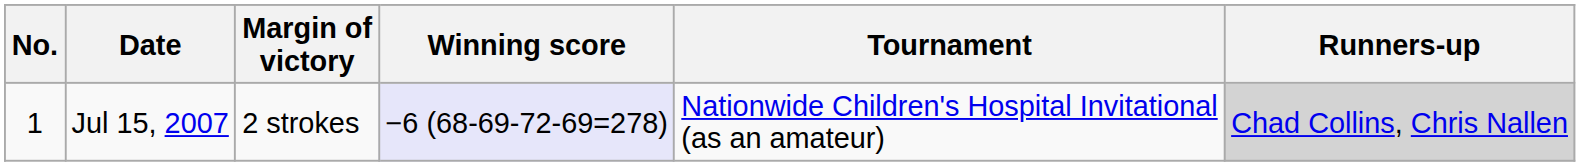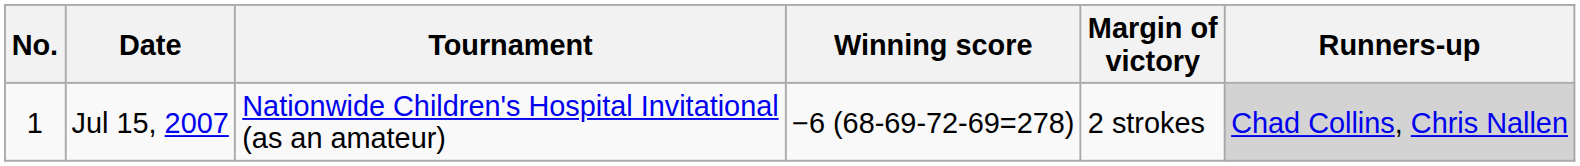columns swapped: (949, 44) <-> (307, 44)
(527, 122) lavender background -> (933, 122) no background
